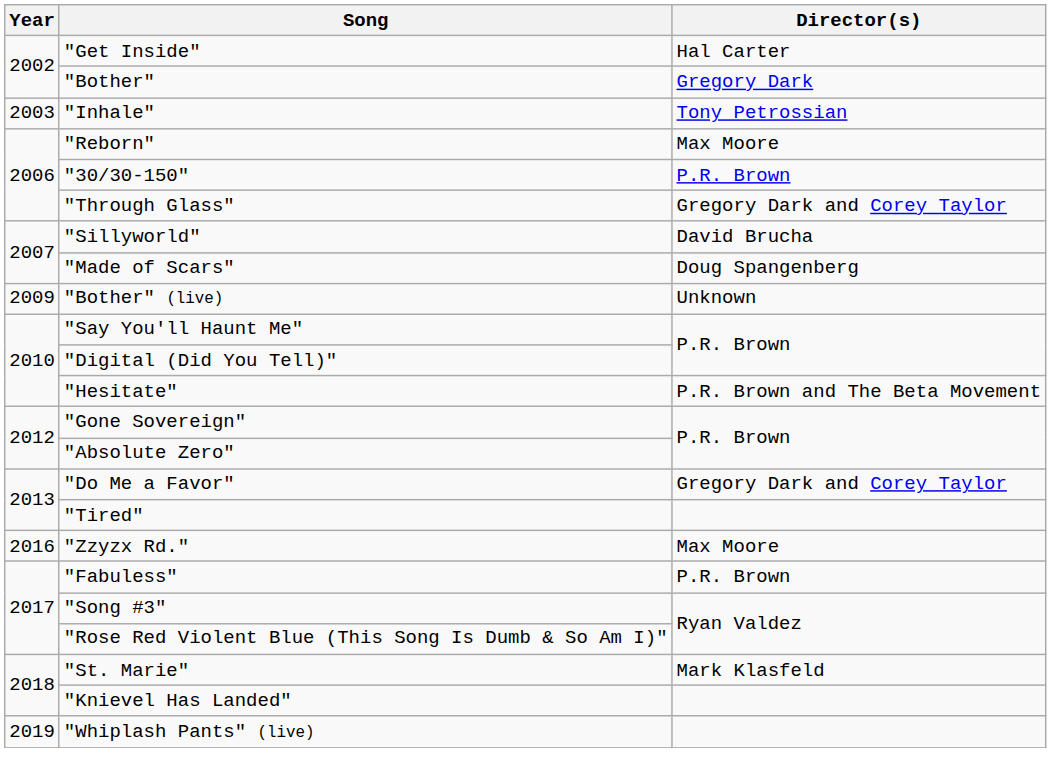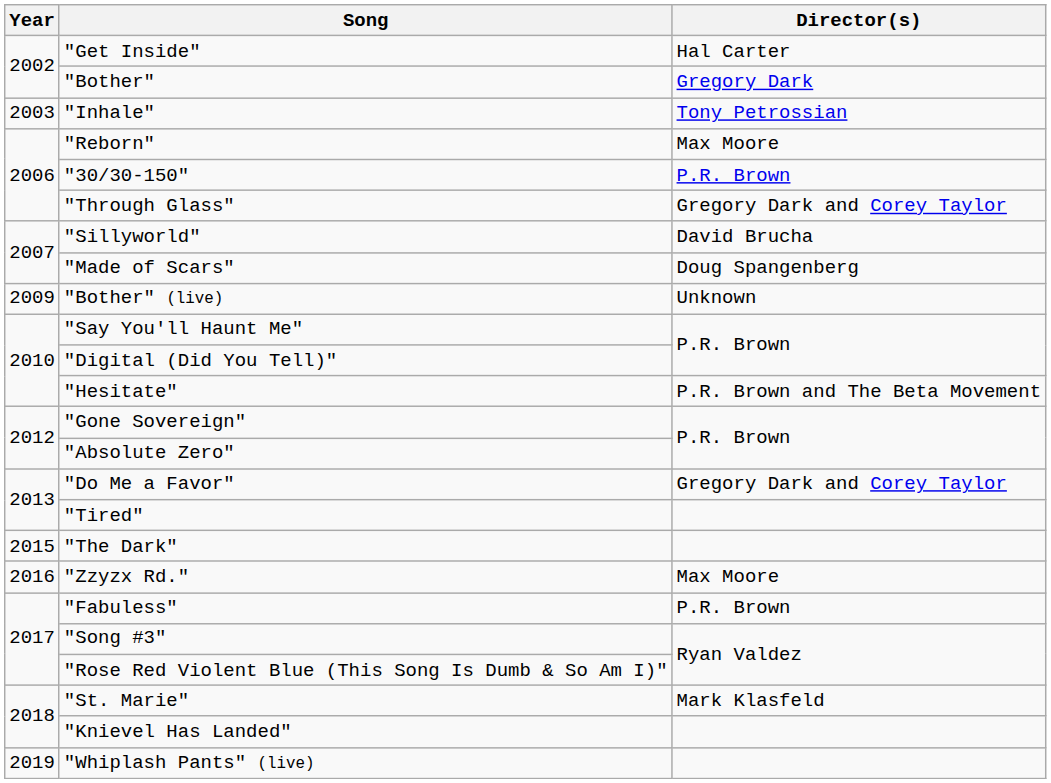+ row: (121, 546)
